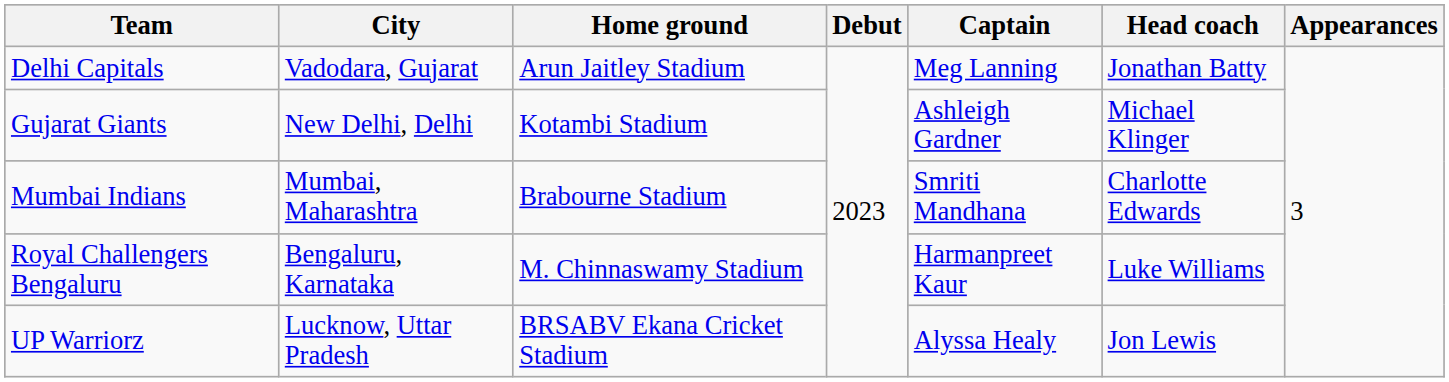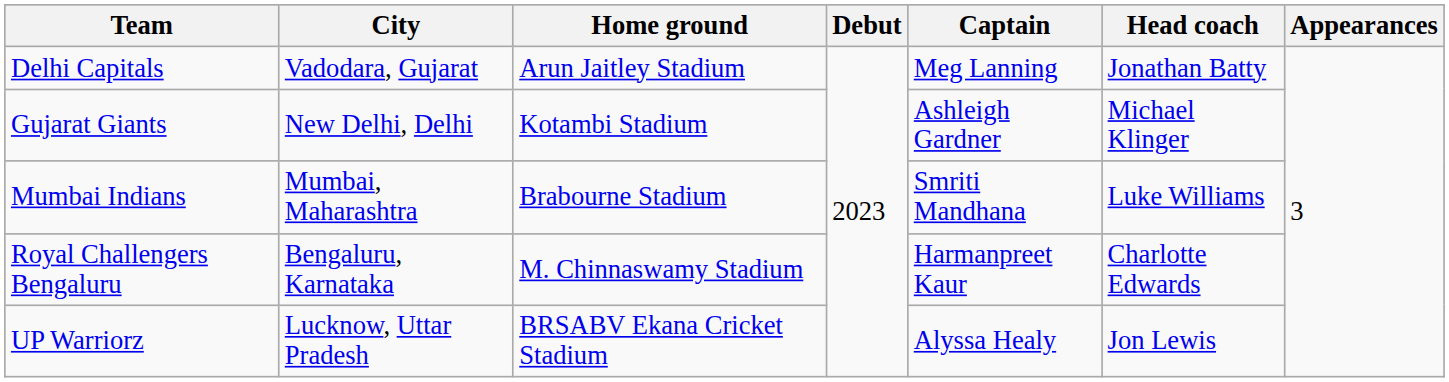(1157, 196) Charlotte Edwards -> (1186, 196) Luke Williams
(1186, 268) Luke Williams -> (1157, 268) Charlotte Edwards
